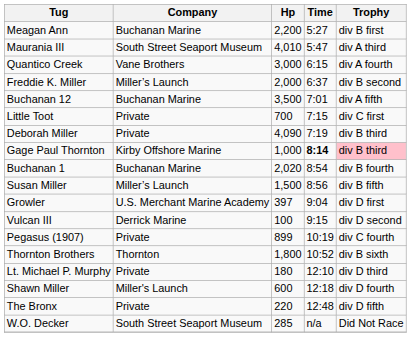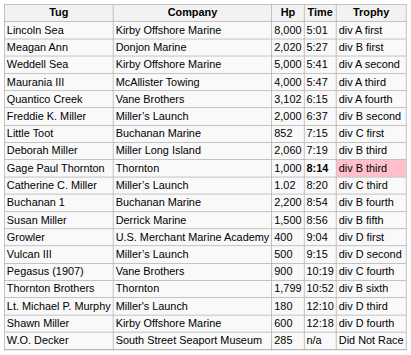+ row: (35, 30)
(158, 30) Buchanan Marine -> (151, 47) Donjon Marine
(288, 30) 2,200 -> (288, 47) 2,020
+ row: (38, 64)
(189, 47) South Street Seaport Museum -> (158, 82) McAllister Towing
(288, 47) 4,010 -> (288, 82) 4,000
(288, 64) 3,000 -> (288, 99) 3,102
- row: (39, 99)
(133, 116) Private -> (158, 133) Buchanan Marine
(283, 116) 700 -> (283, 133) 852
(133, 133) Private -> (158, 151) Miller Long Island
(288, 133) 4,090 -> (288, 151) 2,060
(168, 151) Kirby Offshore Marine -> (137, 168) Thornton
+ row: (52, 185)
(288, 168) 2,020 -> (288, 202) 2,200
(152, 185) Miller’s Launch -> (151, 220) Derrick Marine
(283, 202) 397 -> (283, 237) 400
(151, 220) Derrick Marine -> (152, 254) Miller’s Launch
(283, 220) 100 -> (283, 254) 500
(133, 237) Private -> (150, 271) Vane Brothers
(283, 237) 899 -> (283, 271) 900
(288, 254) 1,800 -> (288, 289) 1,799
(133, 271) Private -> (152, 306) Miller's Launch
(152, 289) Miller's Launch -> (168, 323) Kirby Offshore Marine
- row: (32, 306)
